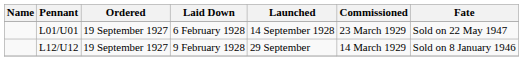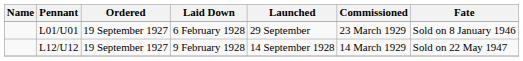(292, 30) 14 September 1928 -> (280, 30) 29 September
(460, 30) Sold on 22 May 1947 -> (464, 30) Sold on 8 January 1946
(280, 47) 29 September -> (292, 47) 14 September 1928
(464, 47) Sold on 8 January 1946 -> (460, 47) Sold on 22 May 1947
